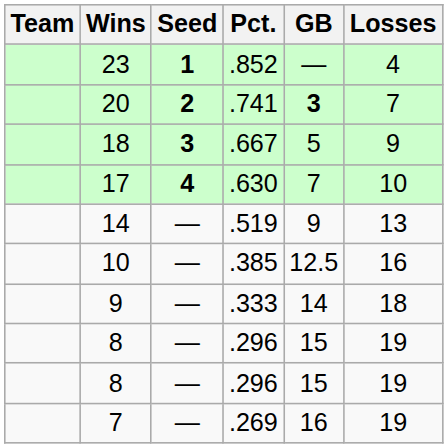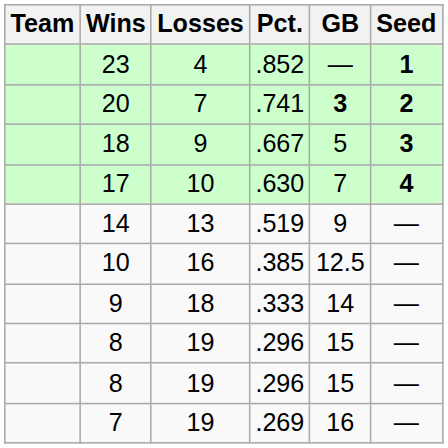columns swapped: (393, 24) <-> (187, 24)
